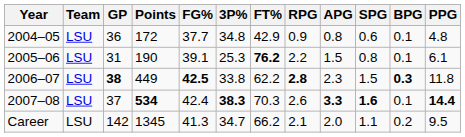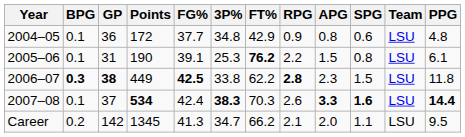columns swapped: (83, 15) <-> (408, 15)
